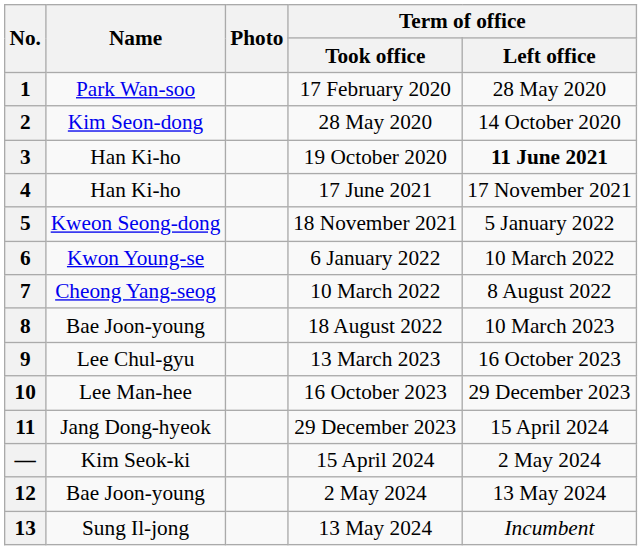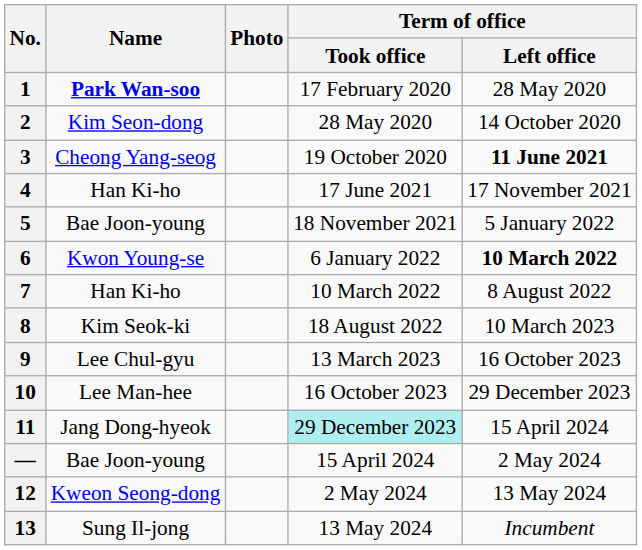(136, 88) normal -> (136, 88) bold
(136, 156) Han Ki-ho -> (136, 156) Cheong Yang-seog
(136, 223) Kweon Seong-dong -> (136, 223) Bae Joon-young
(549, 257) normal -> (549, 257) bold
(136, 291) Cheong Yang-seog -> (136, 291) Han Ki-ho
(136, 325) Bae Joon-young -> (136, 325) Kim Seok-ki
(375, 426) no background -> (375, 426) paleturquoise background
(136, 460) Kim Seok-ki -> (136, 460) Bae Joon-young
(136, 493) Bae Joon-young -> (136, 493) Kweon Seong-dong
